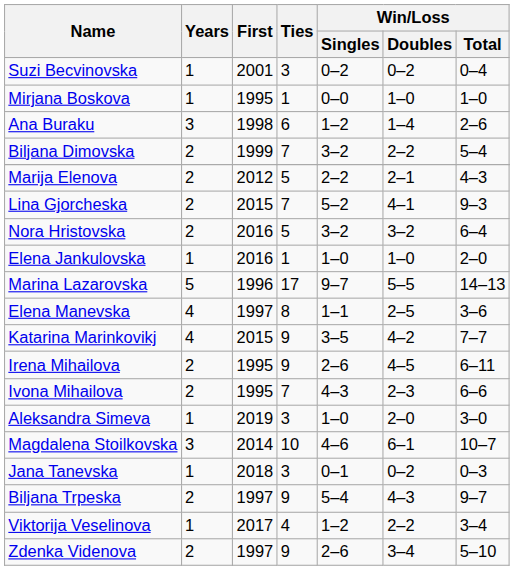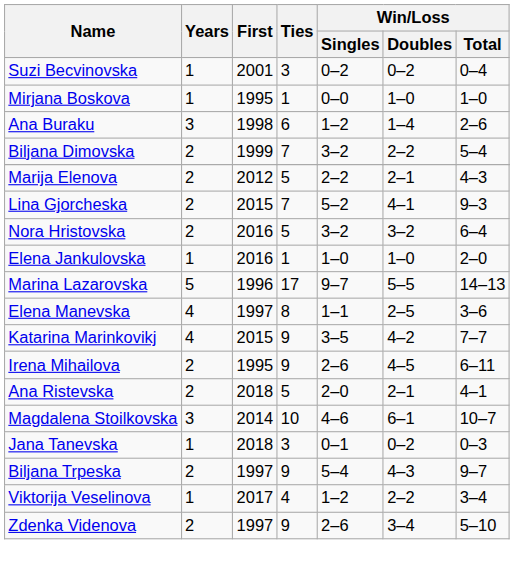- row: (65, 391)
+ row: (61, 391)
- row: (79, 417)
